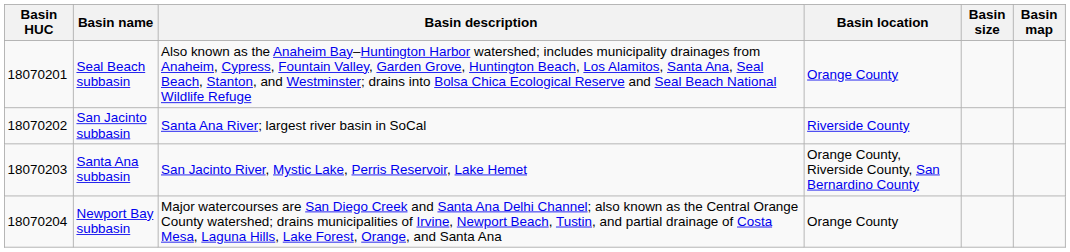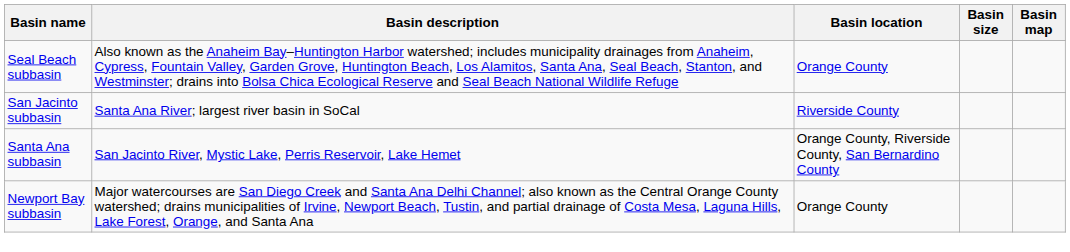- column: (39, 22)
